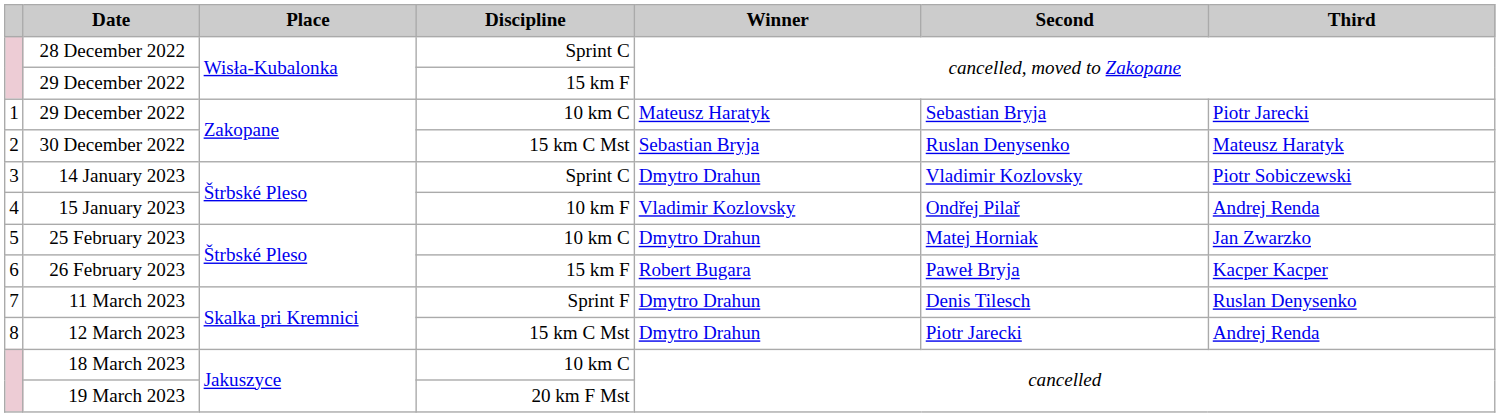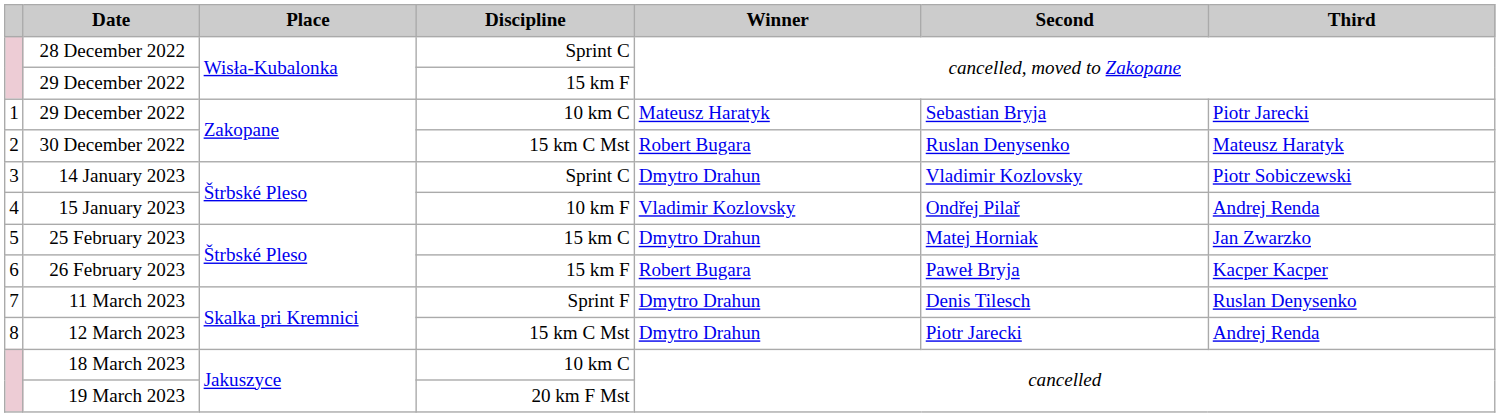(699, 144) Sebastian Bryja -> (695, 144) Robert Bugara
(597, 238) 10 km C -> (597, 238) 15 km C
